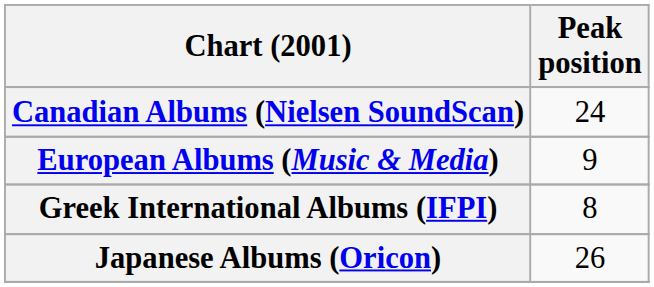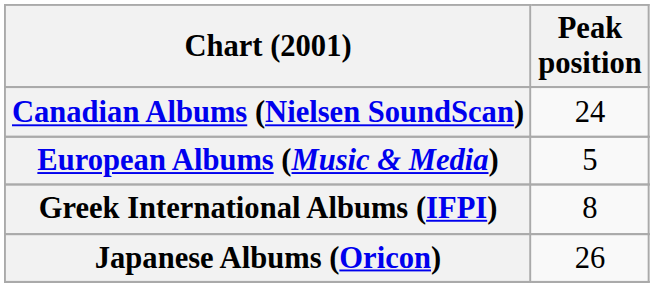(590, 160) 9 -> (590, 160) 5
